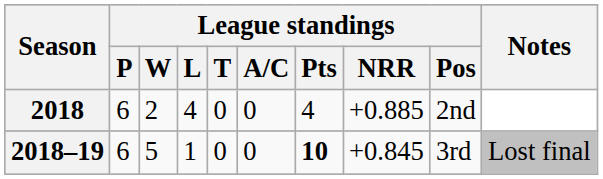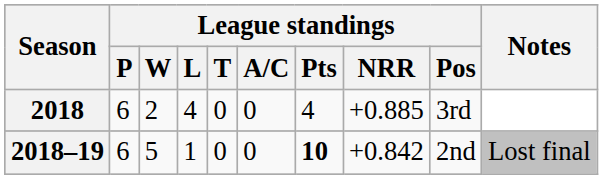(456, 109) 2nd -> (454, 109) 3rd
(386, 151) +0.845 -> (386, 151) +0.842
(454, 151) 3rd -> (456, 151) 2nd
